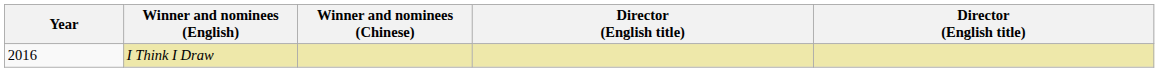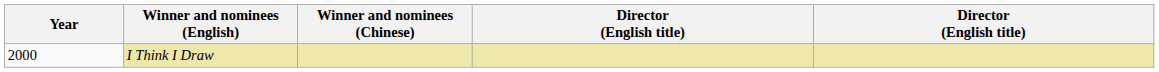(22, 55) 2016 -> (22, 55) 2000
